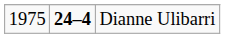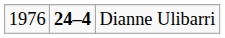(27, 19) 1975 -> (27, 19) 1976
